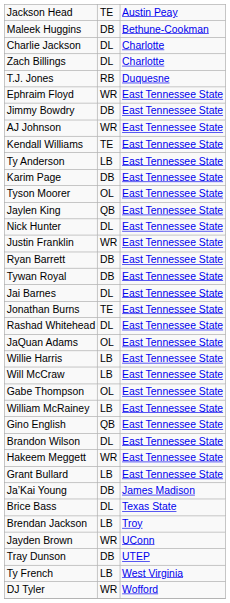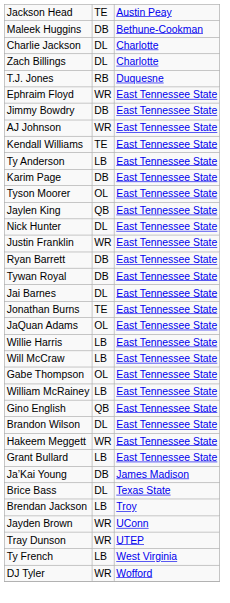- row: (51, 326)
(107, 557) DB -> (103, 540) WR
